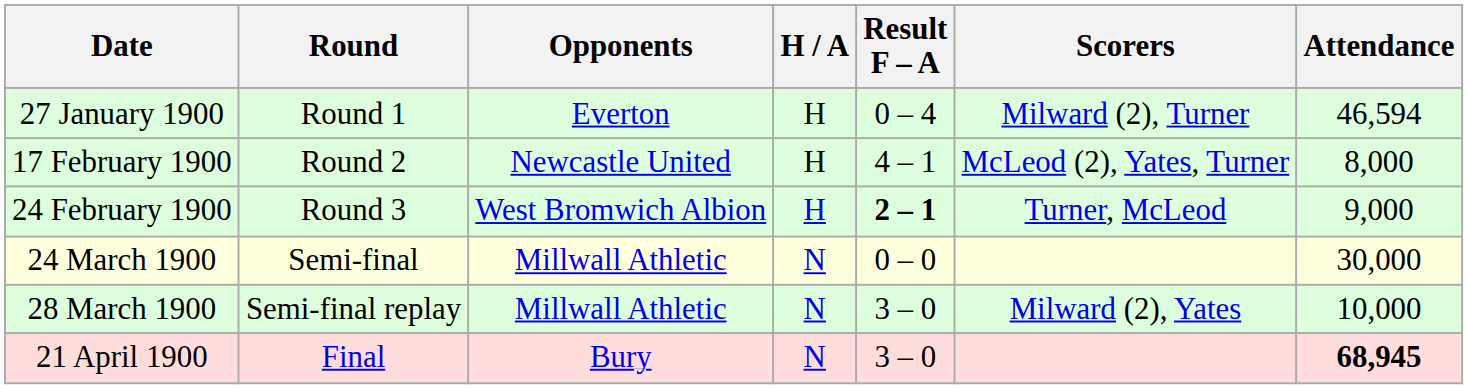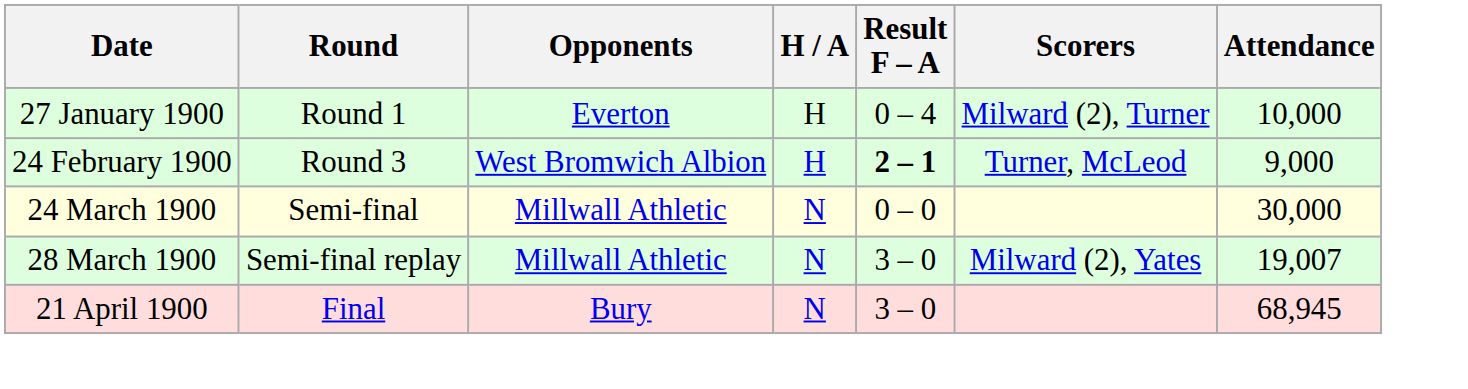(1379, 112) 46,594 -> (1299, 112) 10,000
- row: (122, 161)
(1379, 308) 10,000 -> (1299, 259) 19,007
(1379, 357) bold -> (1299, 308) normal
